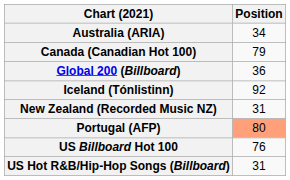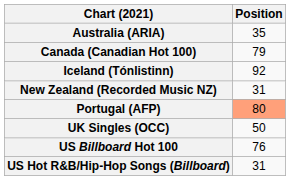(259, 33) 34 -> (259, 33) 35
- row: (118, 71)
+ row: (118, 128)
